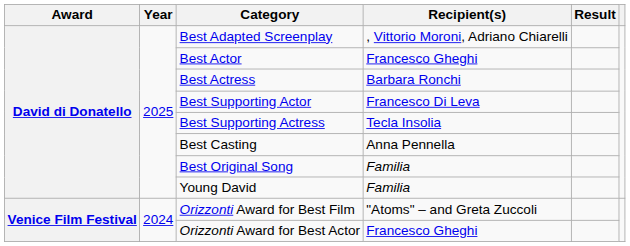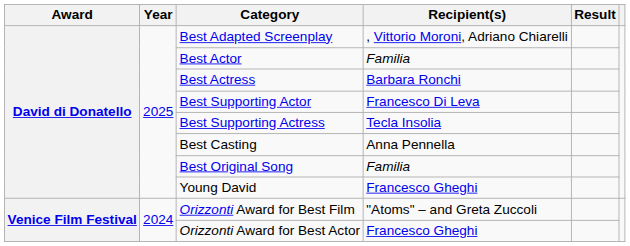(422, 58) Francesco Gheghi -> (388, 58) Familia
(388, 187) Familia -> (422, 187) Francesco Gheghi
